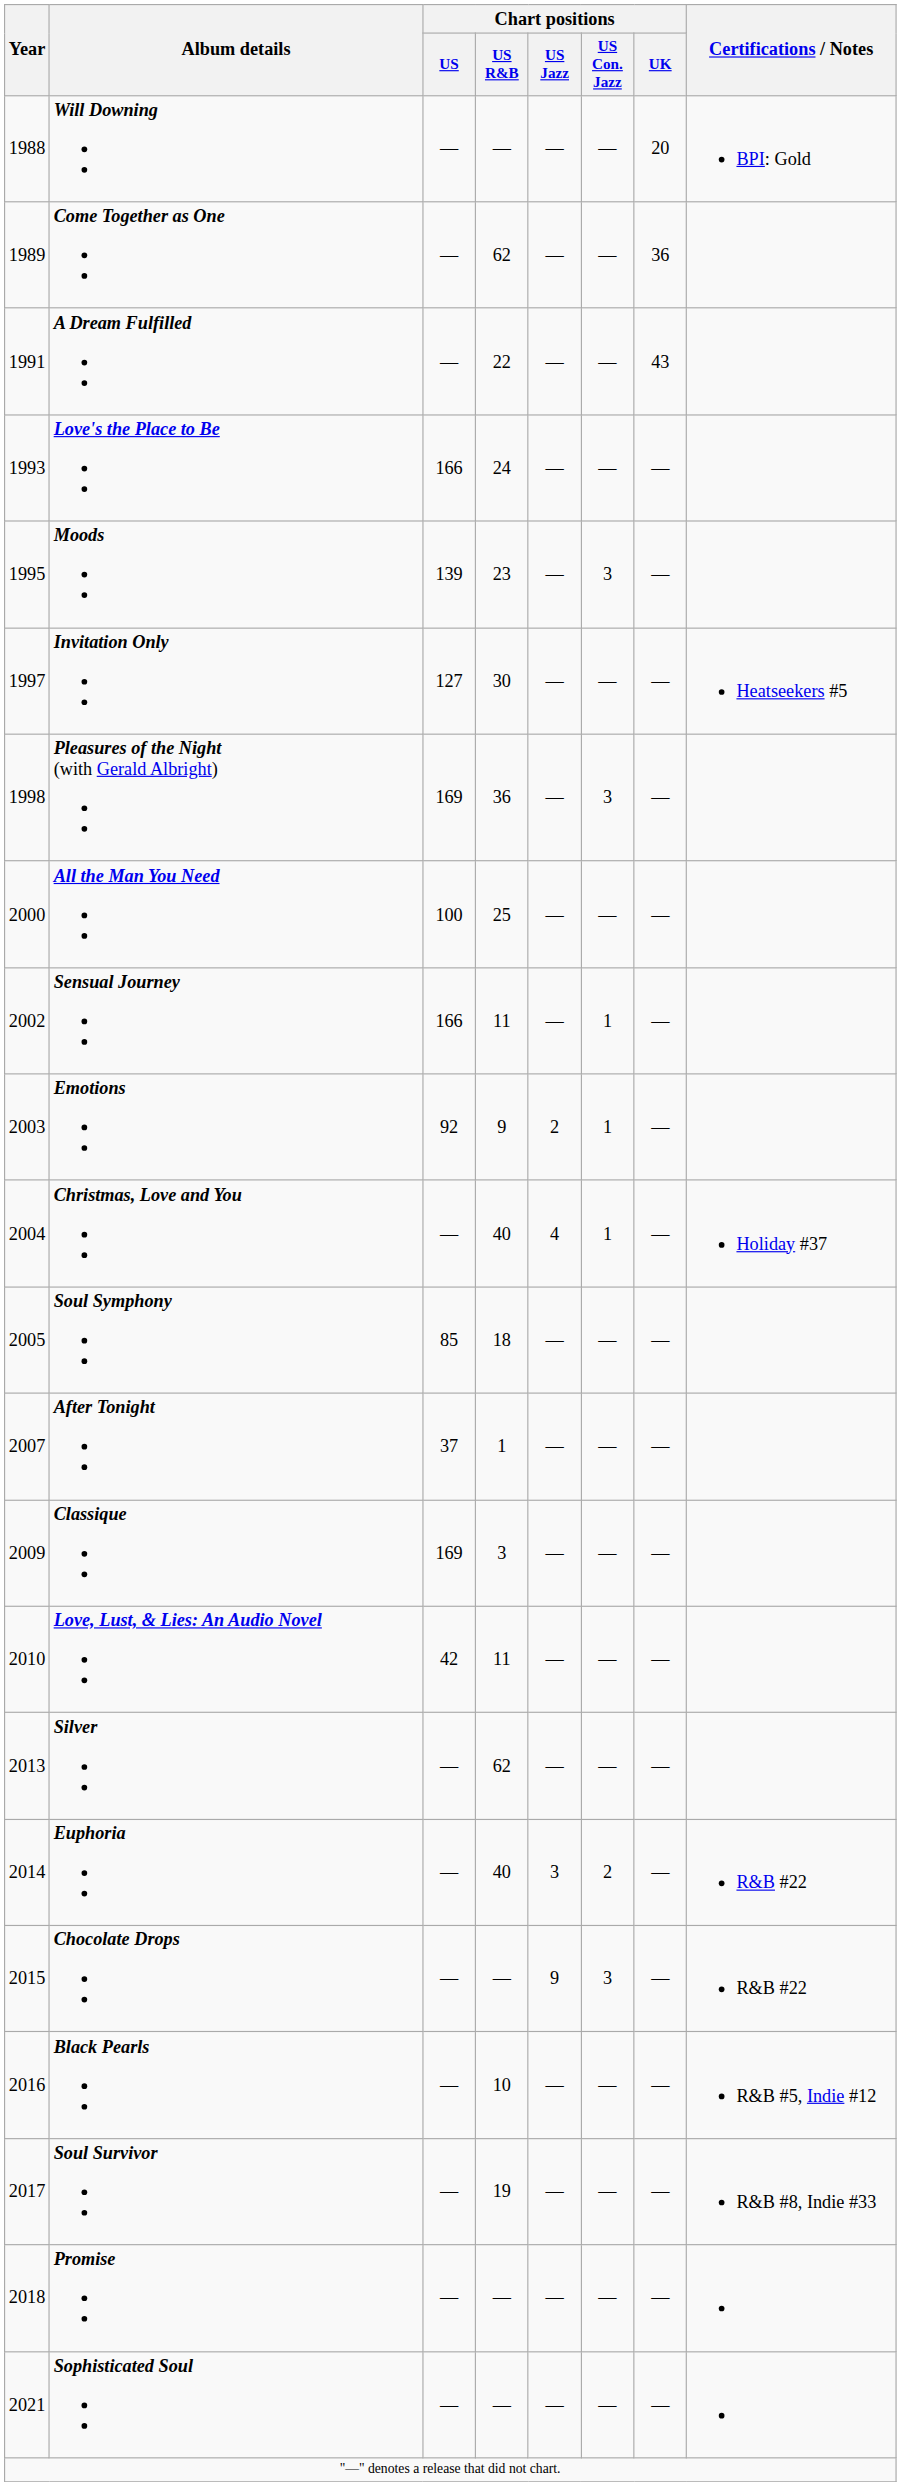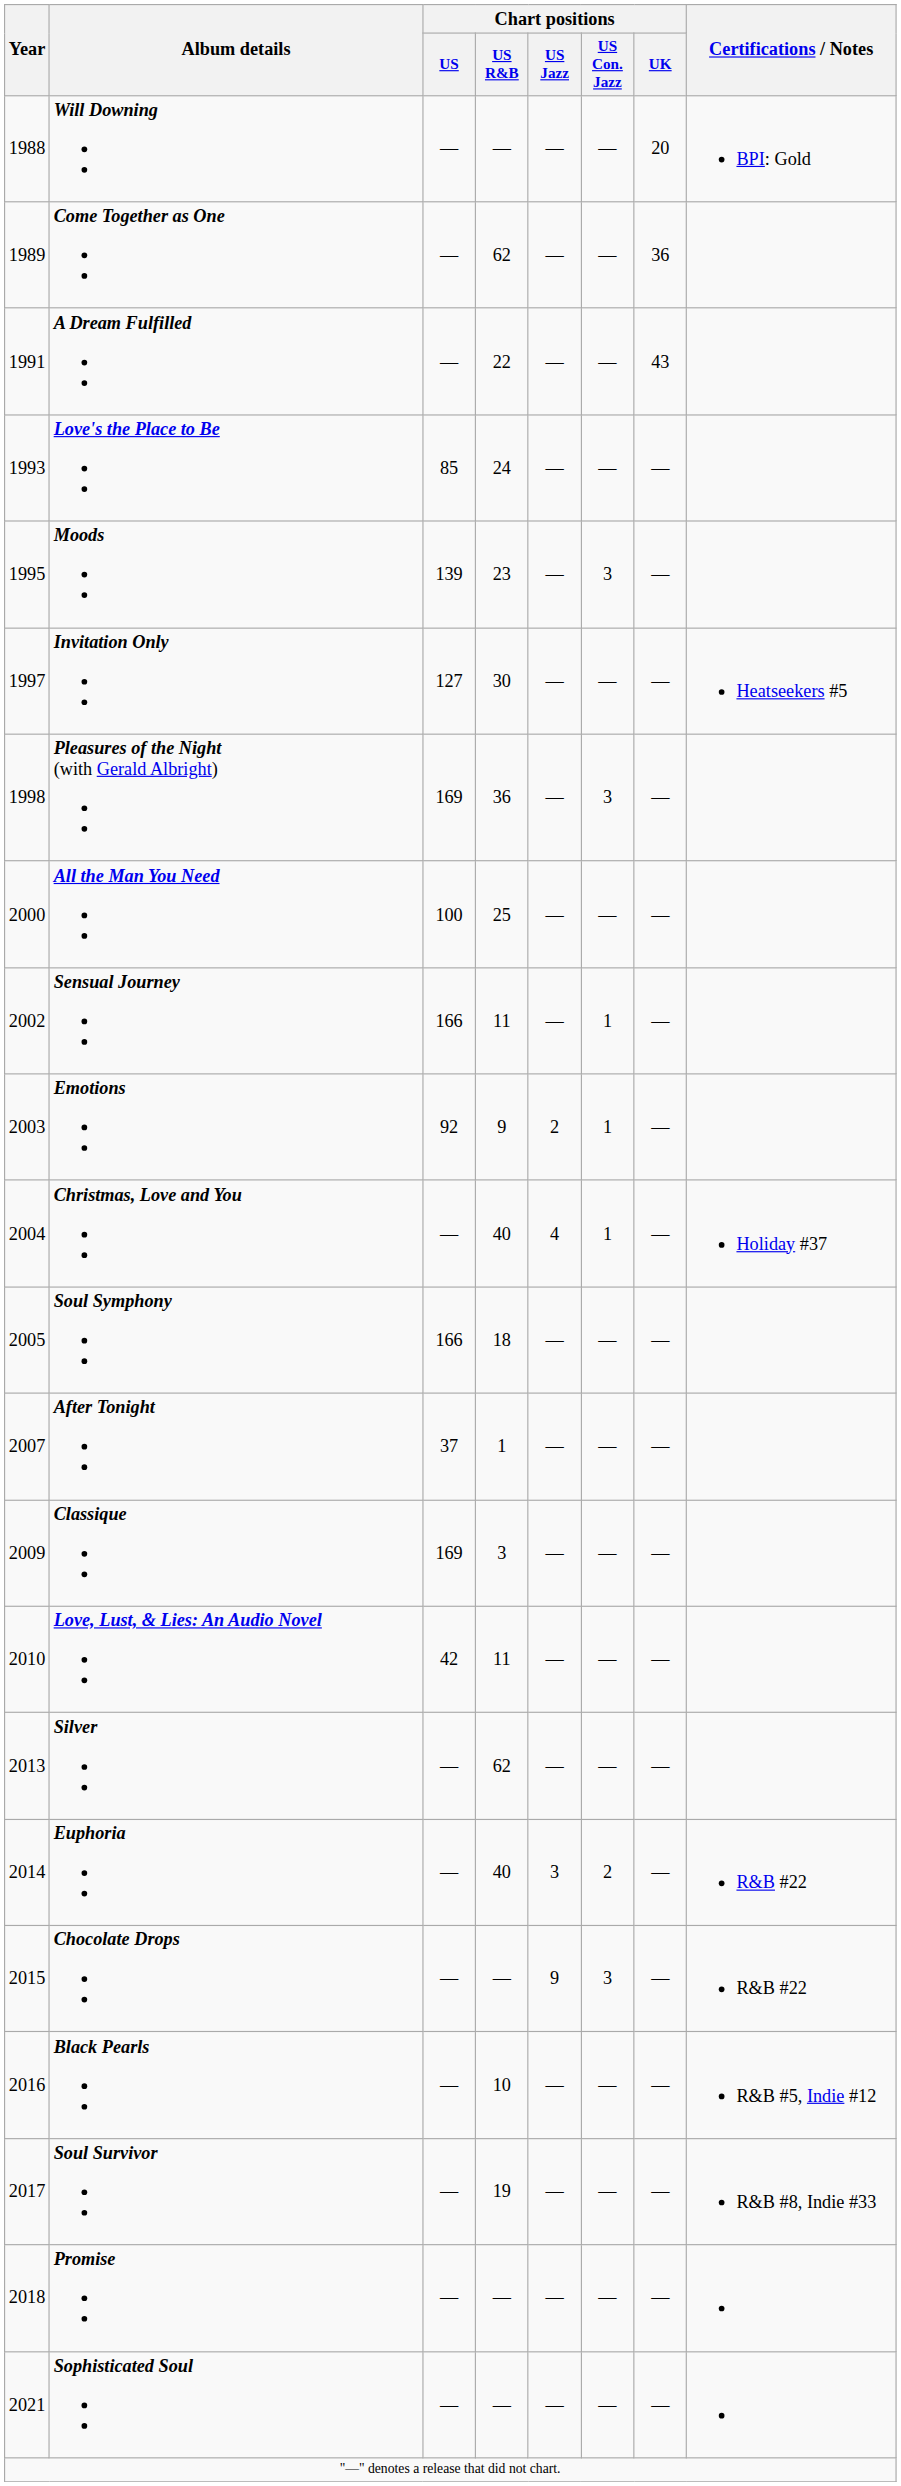(449, 467) 166 -> (449, 467) 85
(449, 1340) 85 -> (449, 1340) 166
